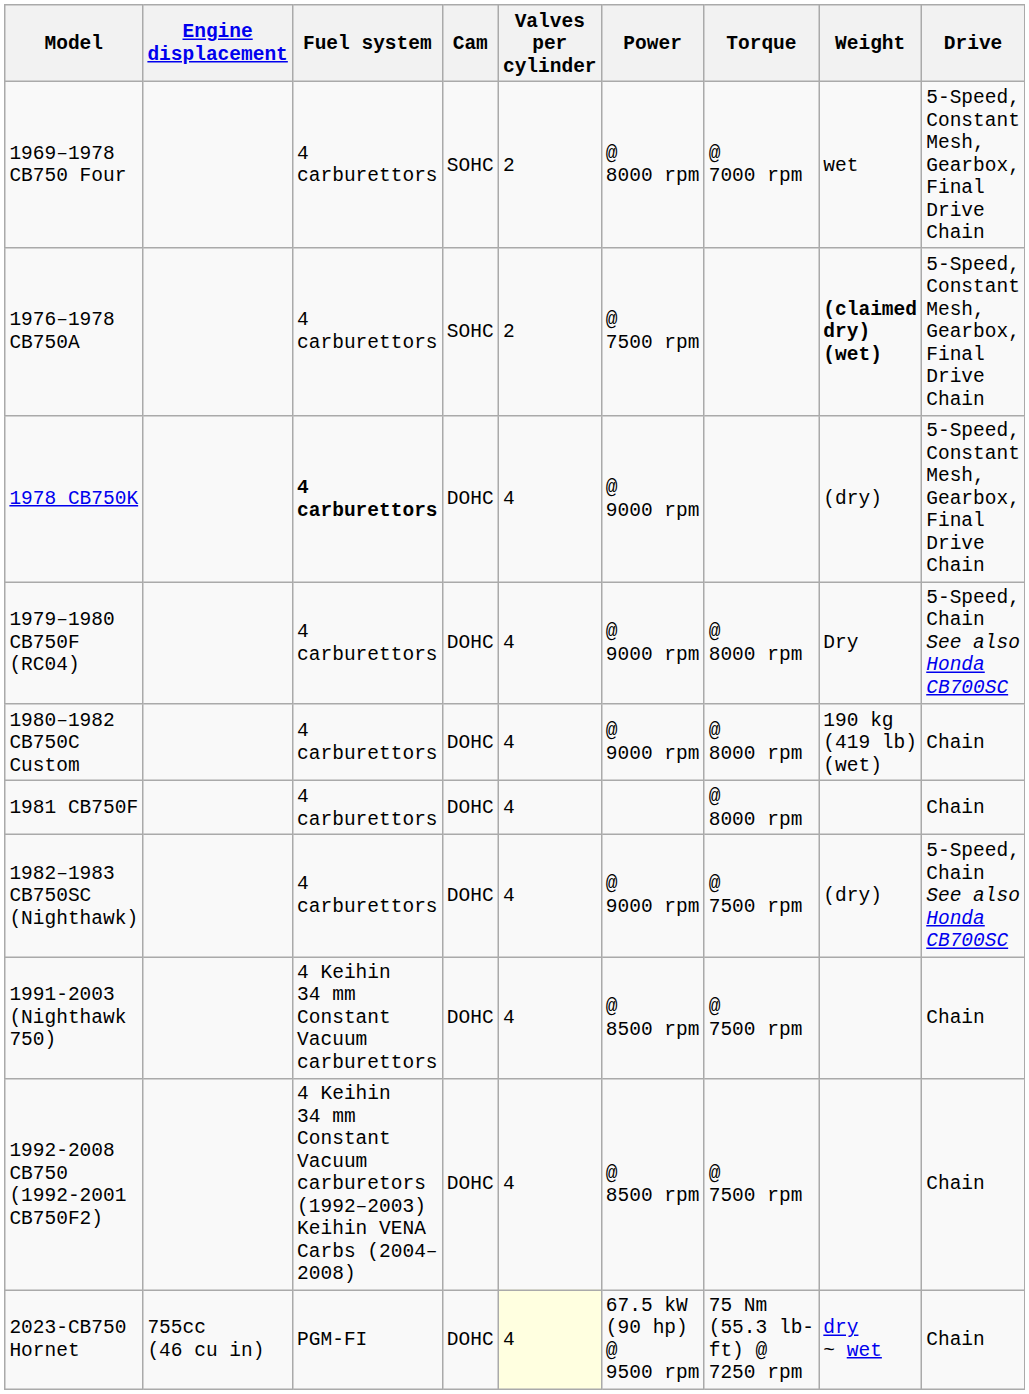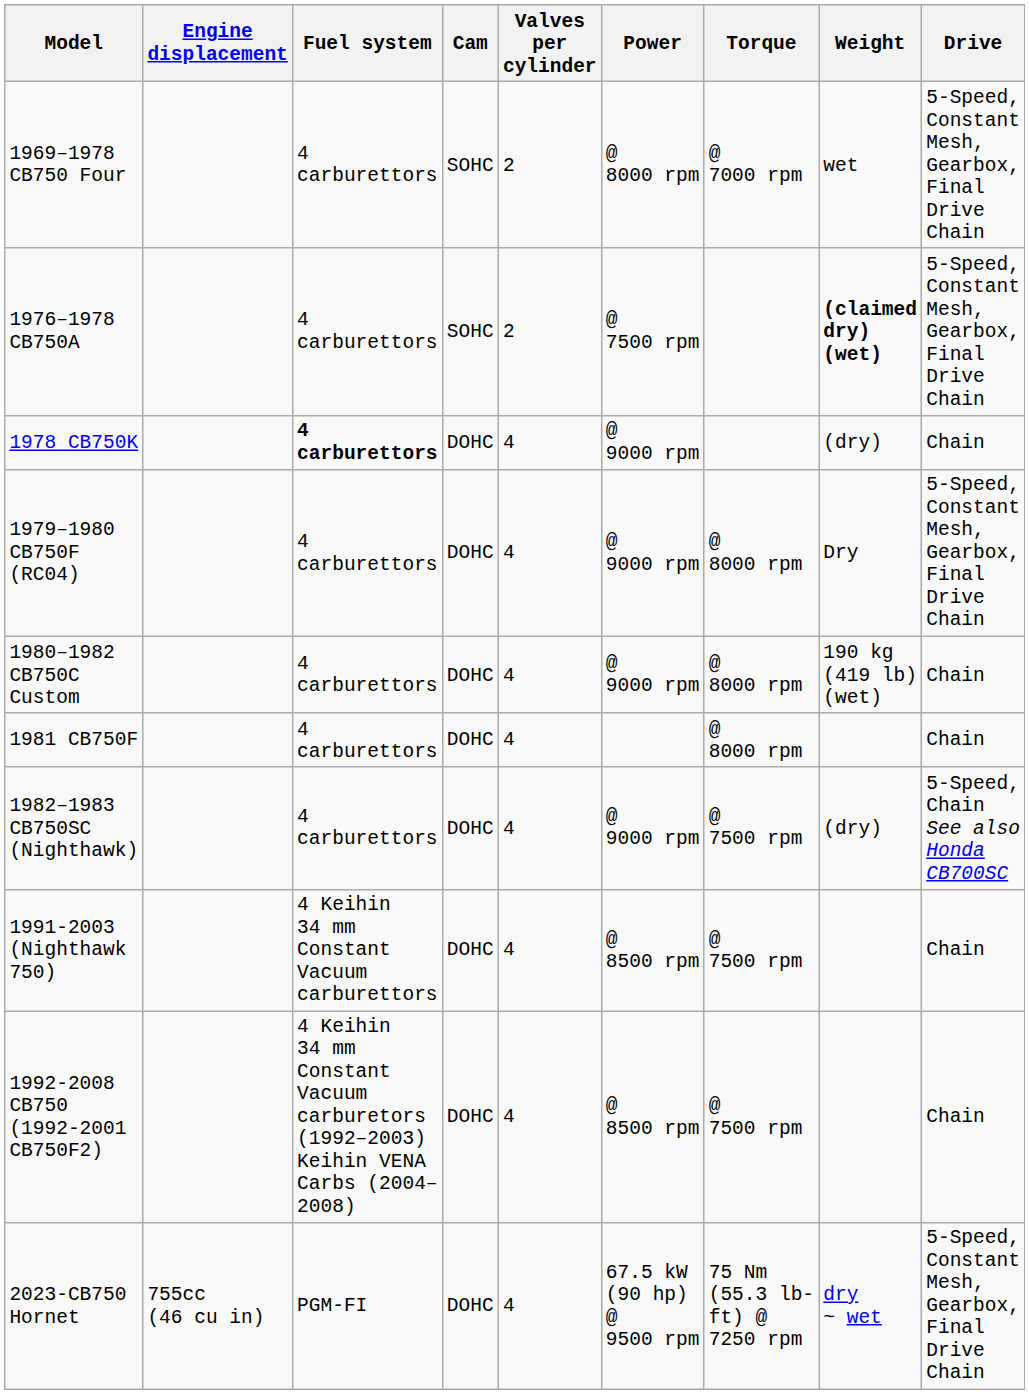(973, 498) 5-Speed, Constant Mesh, Gearbox, Final Drive Chain -> (956, 442) Chain
(973, 643) 5-Speed, Chain See also Honda CB700SC -> (973, 553) 5-Speed, Constant Mesh, Gearbox, Final Drive Chain
(509, 1340) lightyellow background -> (509, 1306) no background
(956, 1340) Chain -> (973, 1306) 5-Speed, Constant Mesh, Gearbox, Final Drive Chain
